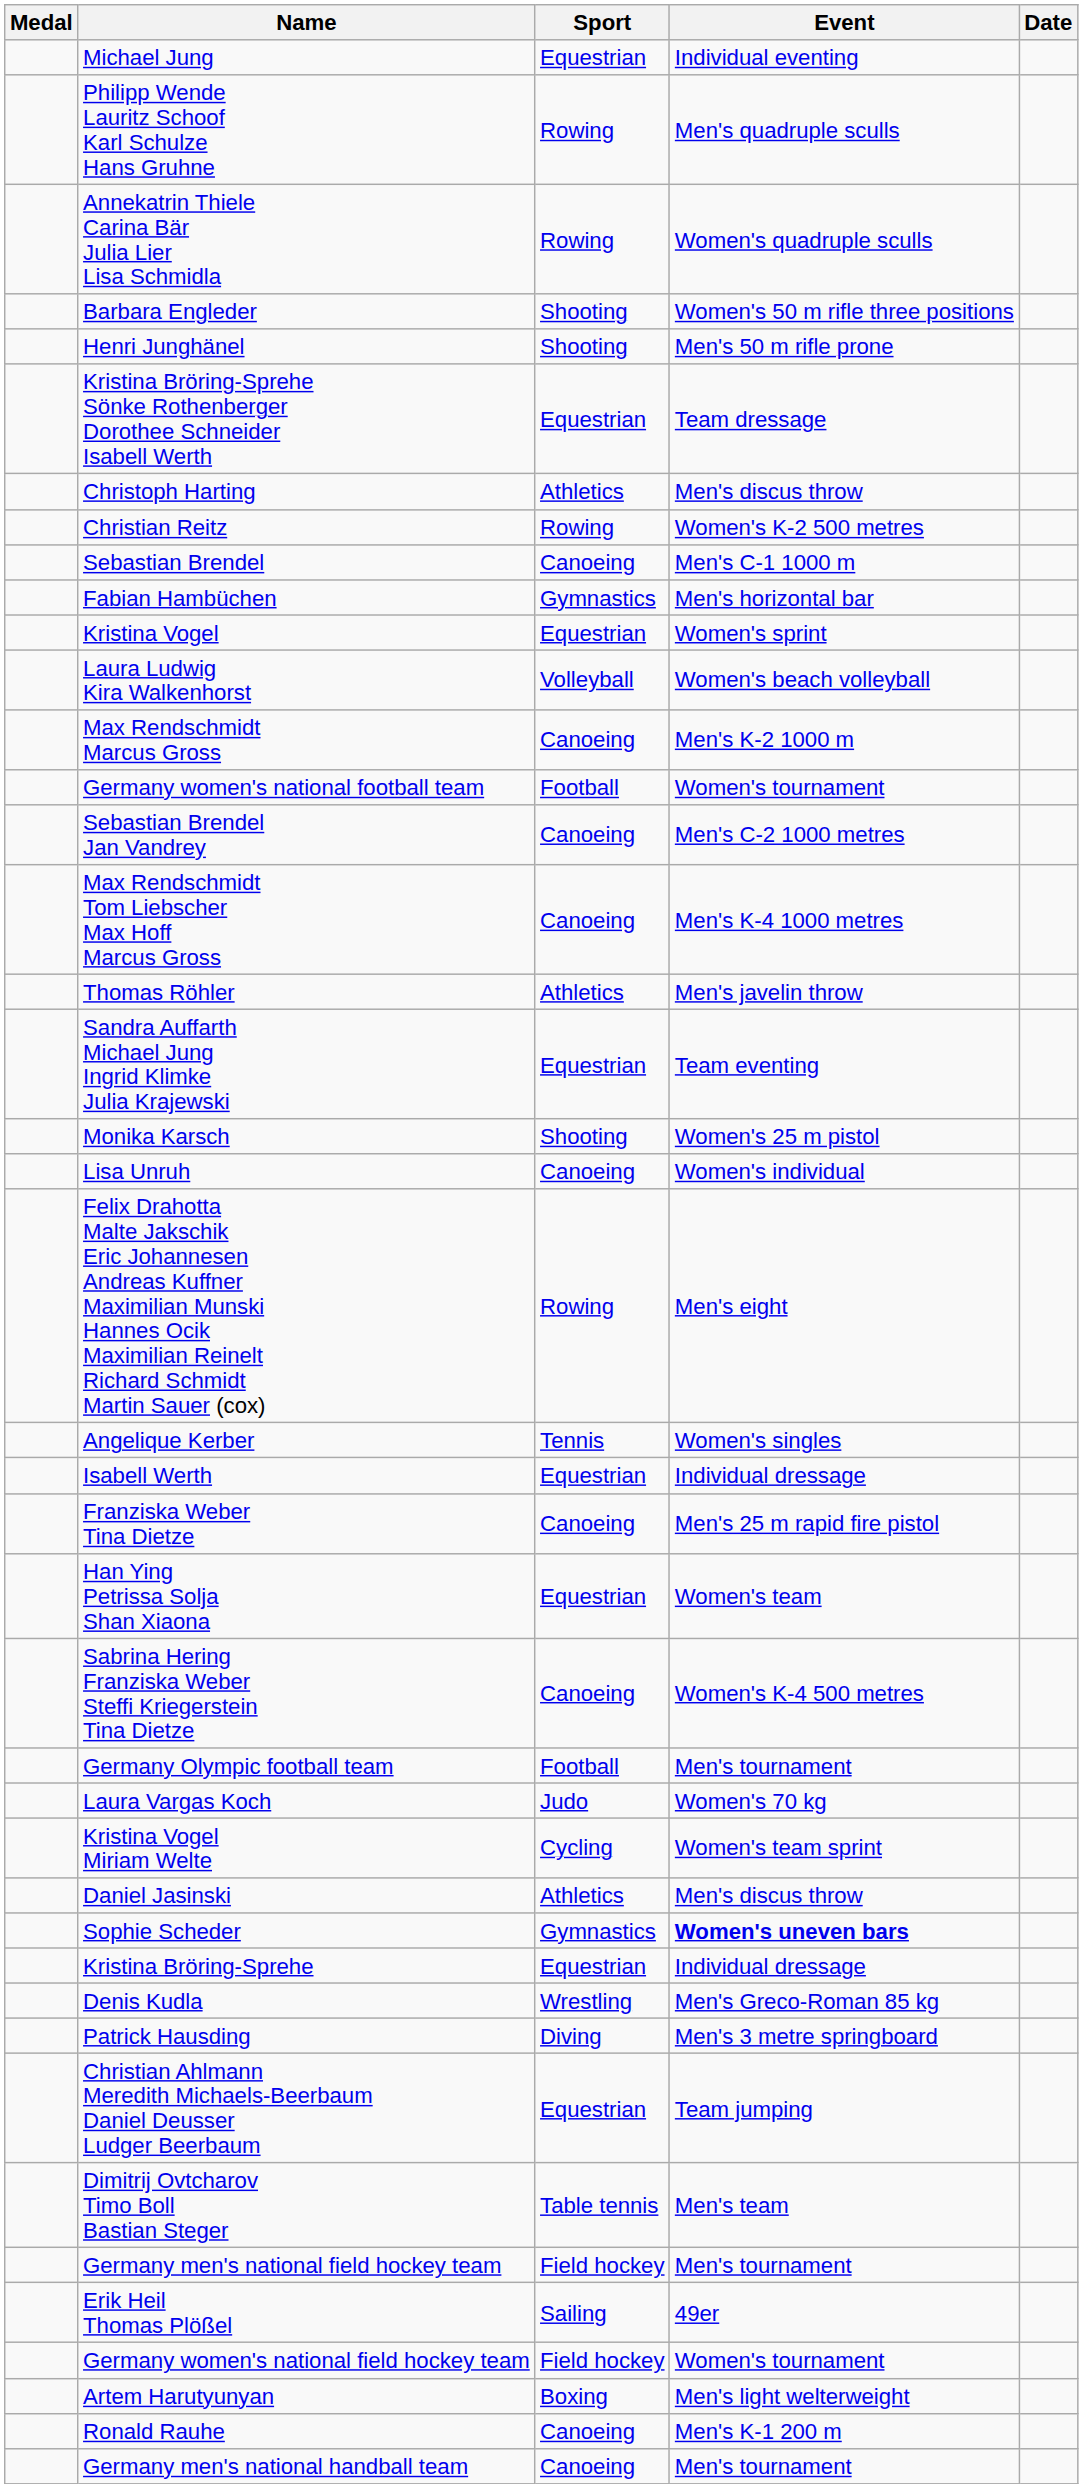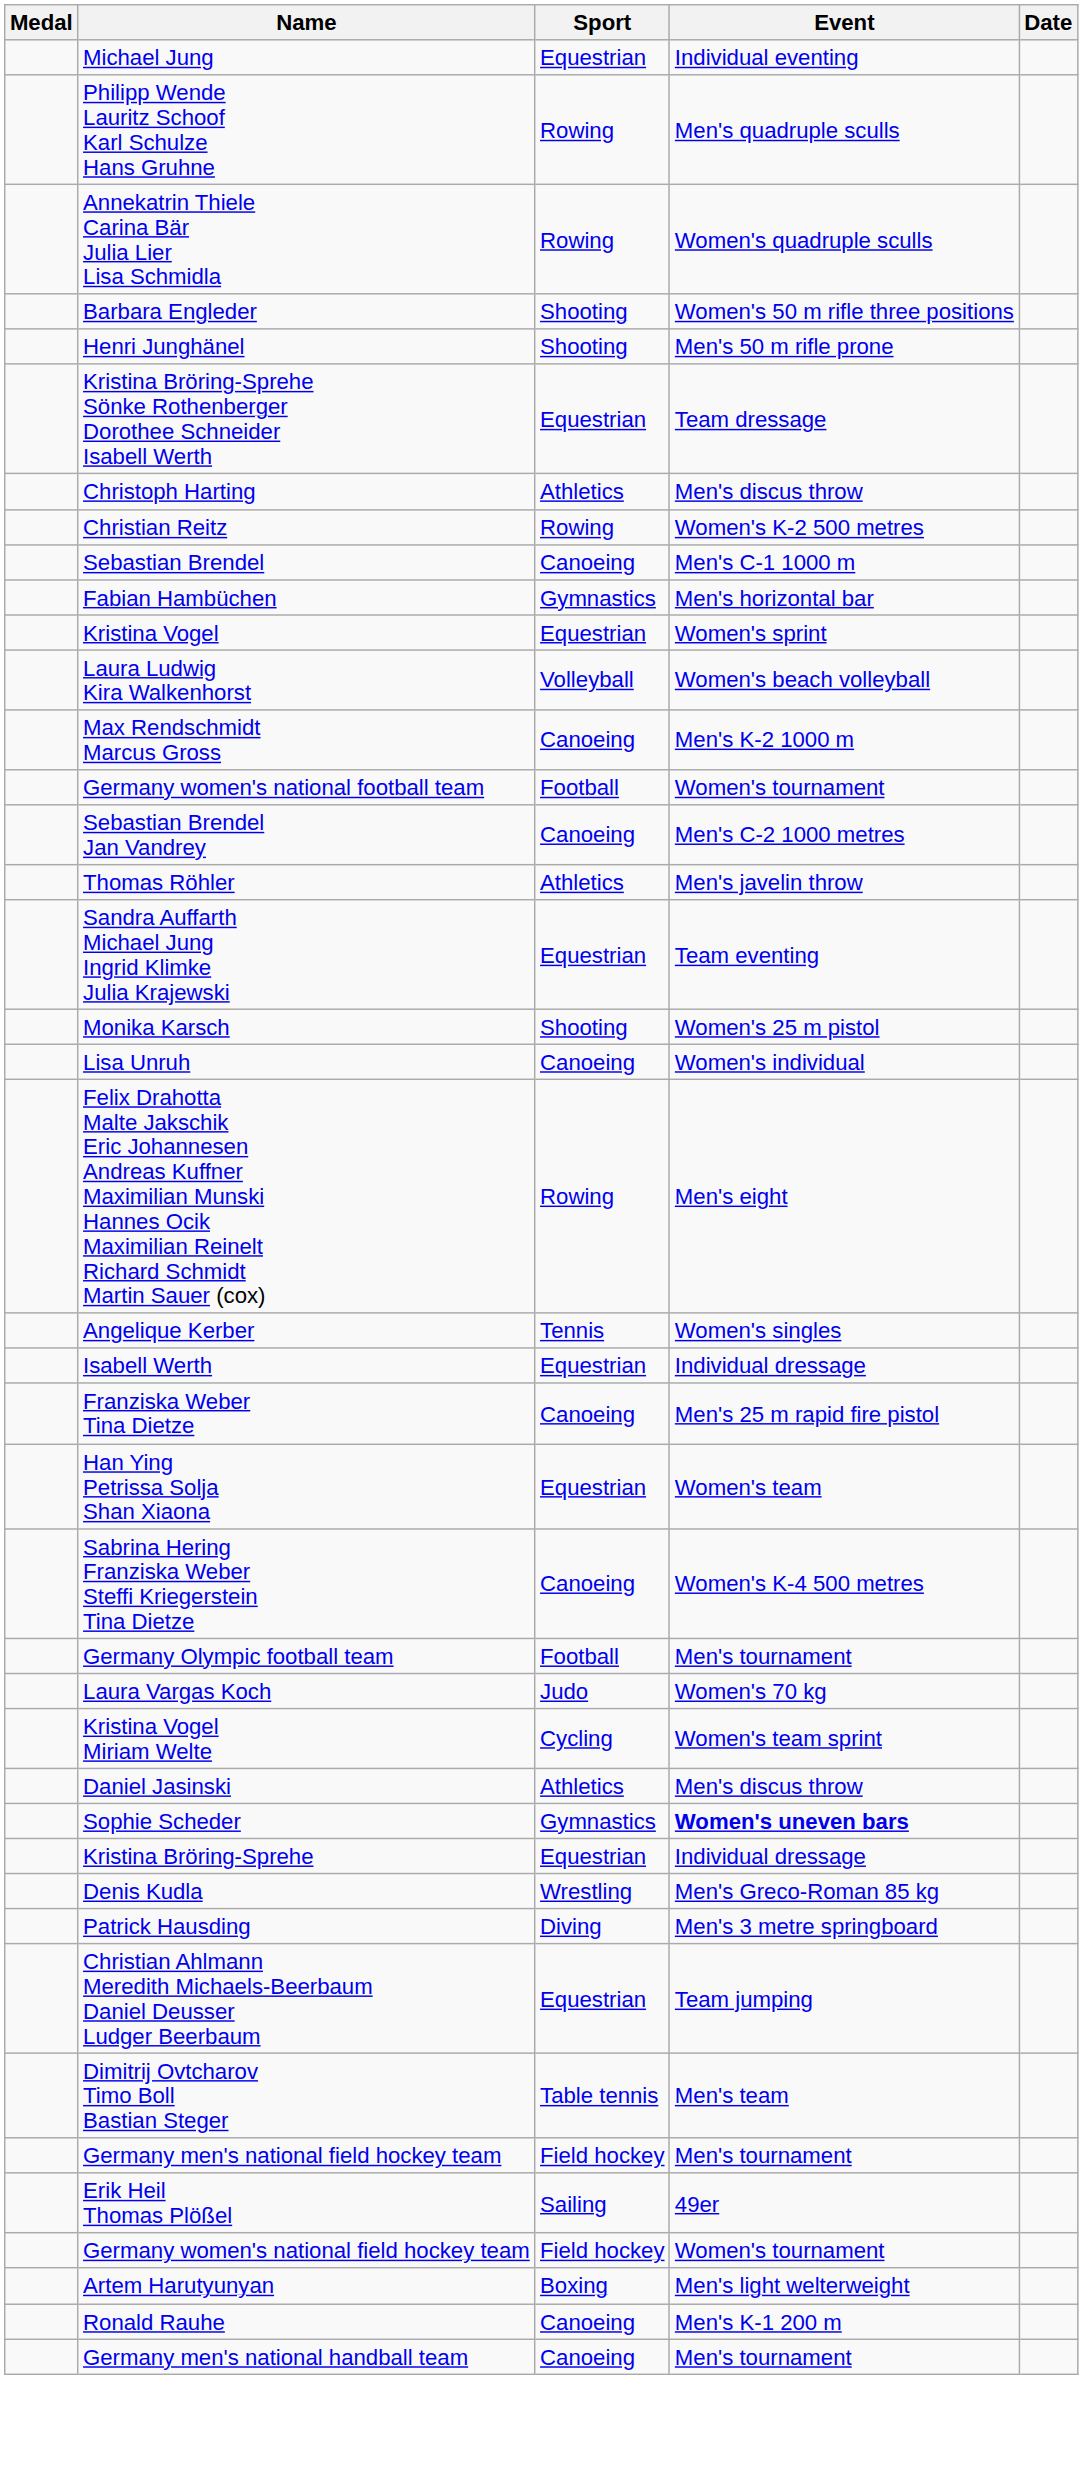- row: (172, 920)
